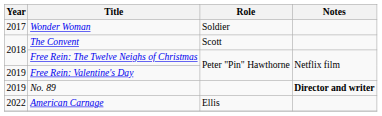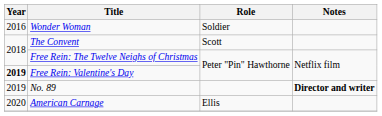(16, 27) 2017 -> (16, 27) 2016
(16, 73) normal -> (16, 73) bold
(16, 103) 2022 -> (16, 103) 2020
